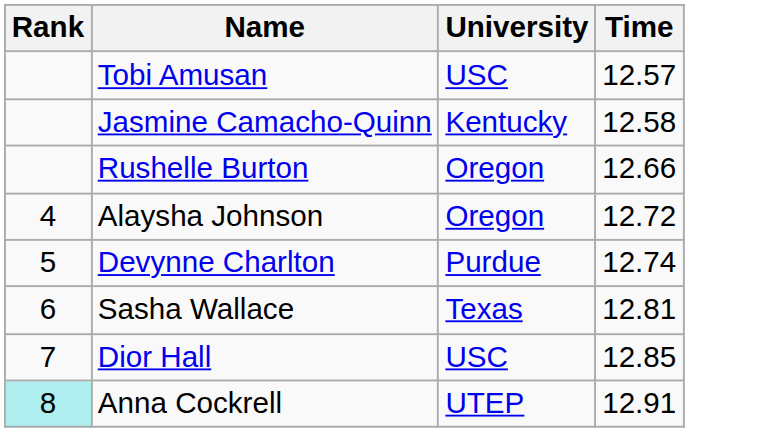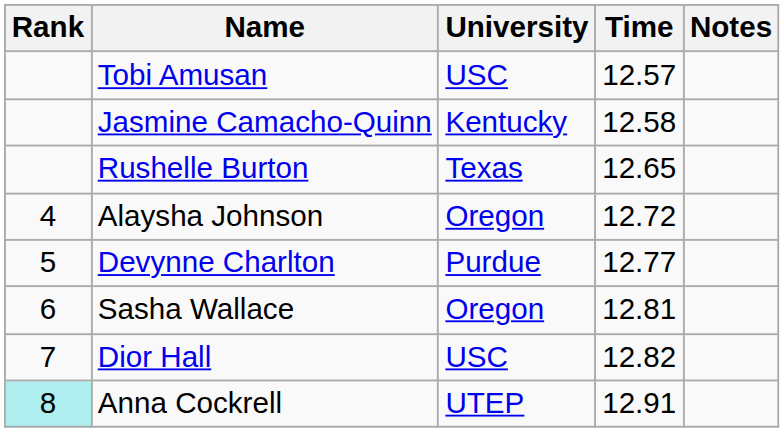+ column: (731, 27)
(495, 168) Oregon -> (484, 168) Texas
(639, 168) 12.66 -> (639, 168) 12.65
(639, 262) 12.74 -> (639, 262) 12.77
(484, 309) Texas -> (495, 309) Oregon
(639, 356) 12.85 -> (639, 356) 12.82
